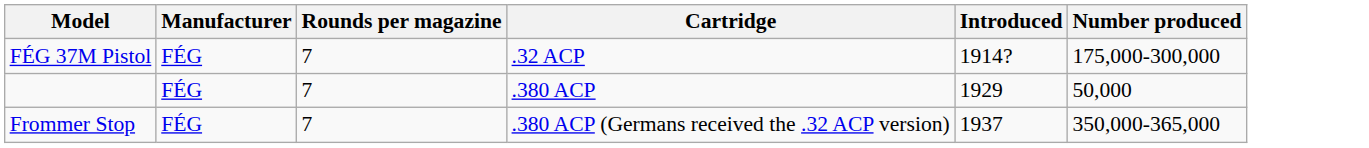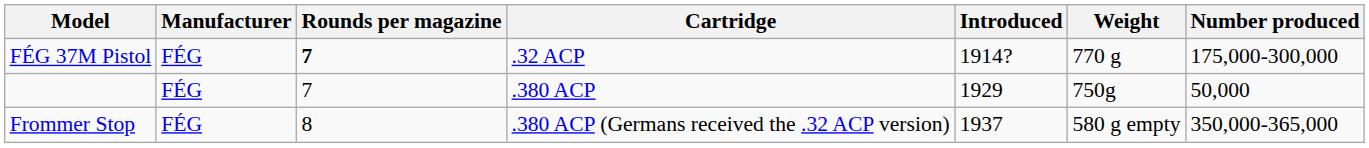+ column: (1126, 21)
(307, 55) normal -> (307, 55) bold
(307, 124) 7 -> (307, 124) 8
